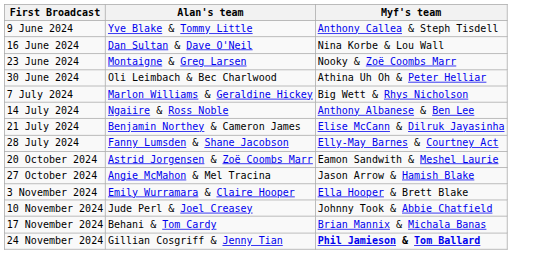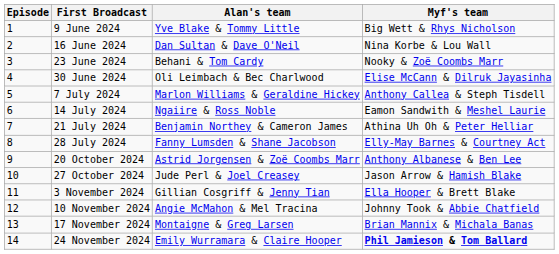+ column: (28, 13)
(408, 29) Anthony Callea & Steph Tisdell -> (440, 29) Big Wett & Rhys Nicholson
(177, 61) Montaigne & Greg Larsen -> (209, 61) Behani & Tom Cardy
(402, 78) Athina Uh Oh & Peter Helliar -> (458, 78) Elise McCann & Dilruk Jayasinha
(393, 94) Big Wett & Rhys Nicholson -> (455, 94) Anthony Callea & Steph Tisdell
(396, 110) Anthony Albanese & Ben Lee -> (455, 110) Eamon Sandwith & Meshel Laurie
(411, 127) Elise McCann & Dilruk Jayasinha -> (449, 127) Athina Uh Oh & Peter Helliar
(408, 159) Eamon Sandwith & Meshel Laurie -> (443, 159) Anthony Albanese & Ben Lee
(189, 176) Angie McMahon & Mel Tracina -> (227, 176) Jude Perl & Joel Creasey
(201, 192) Emily Wurramara & Claire Hooper -> (242, 192) Gillian Cosgriff & Jenny Tian
(180, 208) Jude Perl & Joel Creasey -> (236, 208) Angie McMahon & Mel Tracina
(162, 225) Behani & Tom Cardy -> (224, 225) Montaigne & Greg Larsen
(195, 241) Gillian Cosgriff & Jenny Tian -> (248, 241) Emily Wurramara & Claire Hooper
